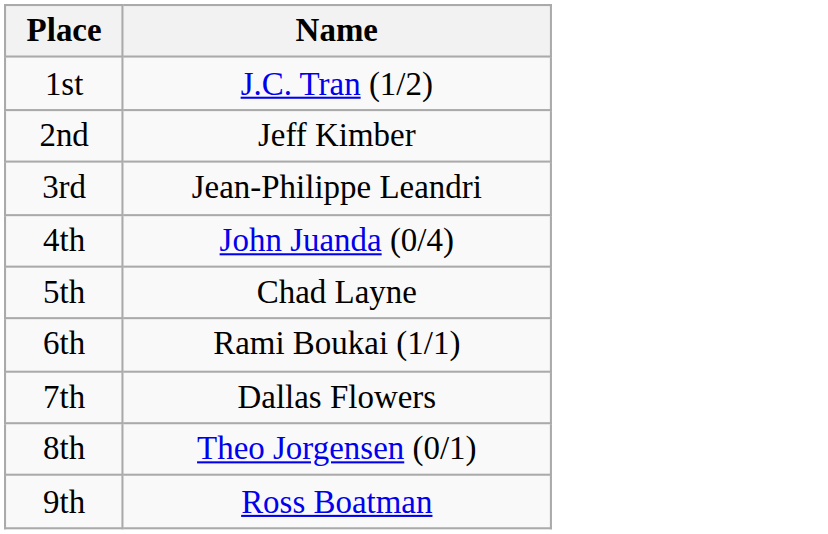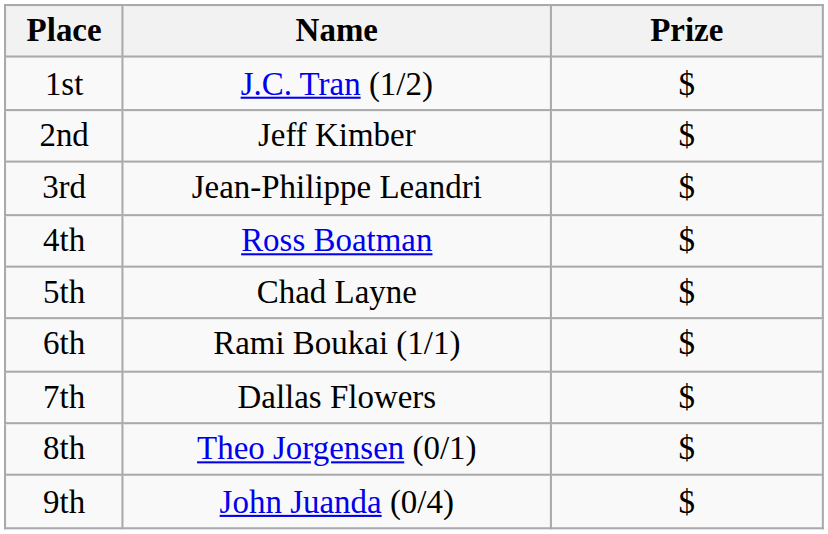+ column: (687, 30)
(337, 239) John Juanda (0/4) -> (337, 239) Ross Boatman
(337, 501) Ross Boatman -> (337, 501) John Juanda (0/4)
